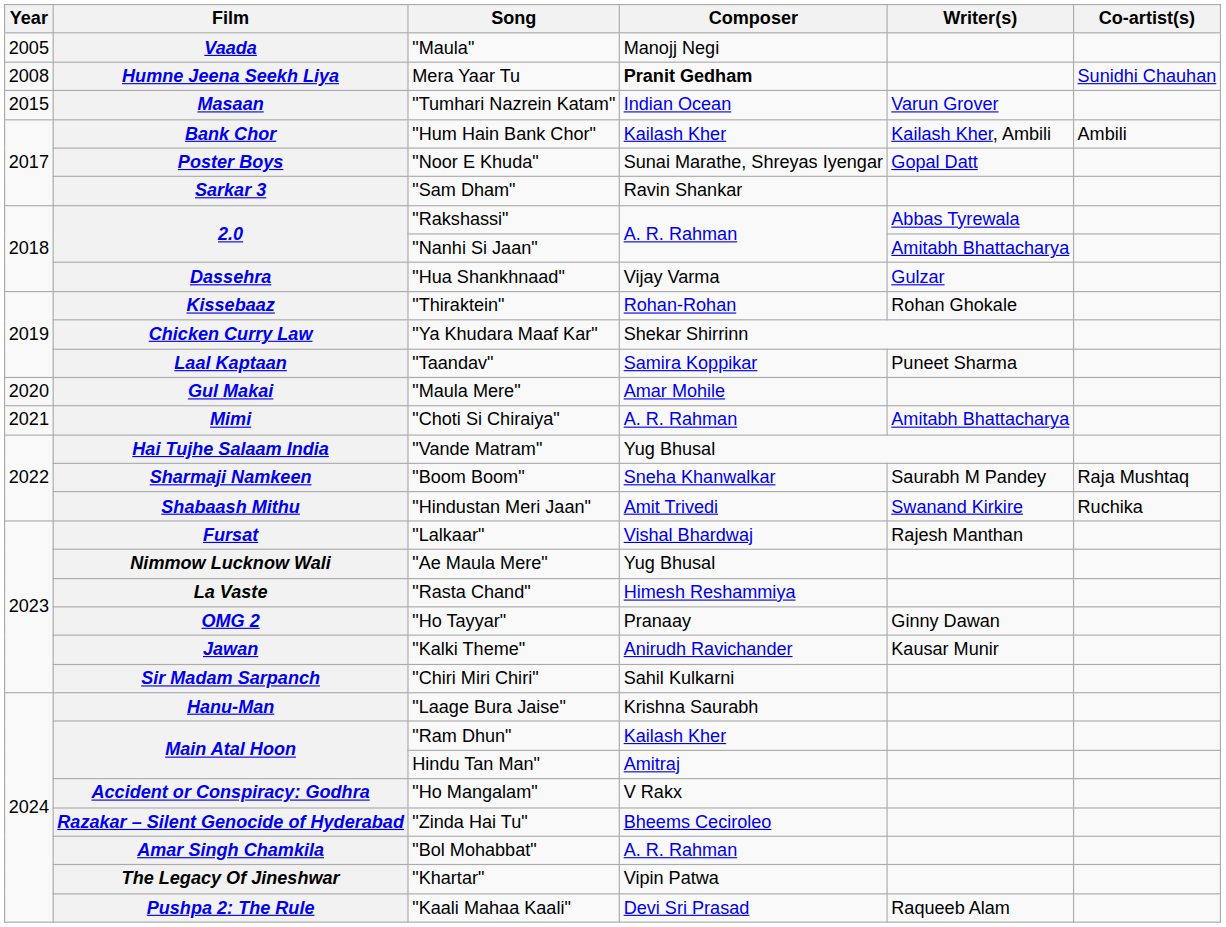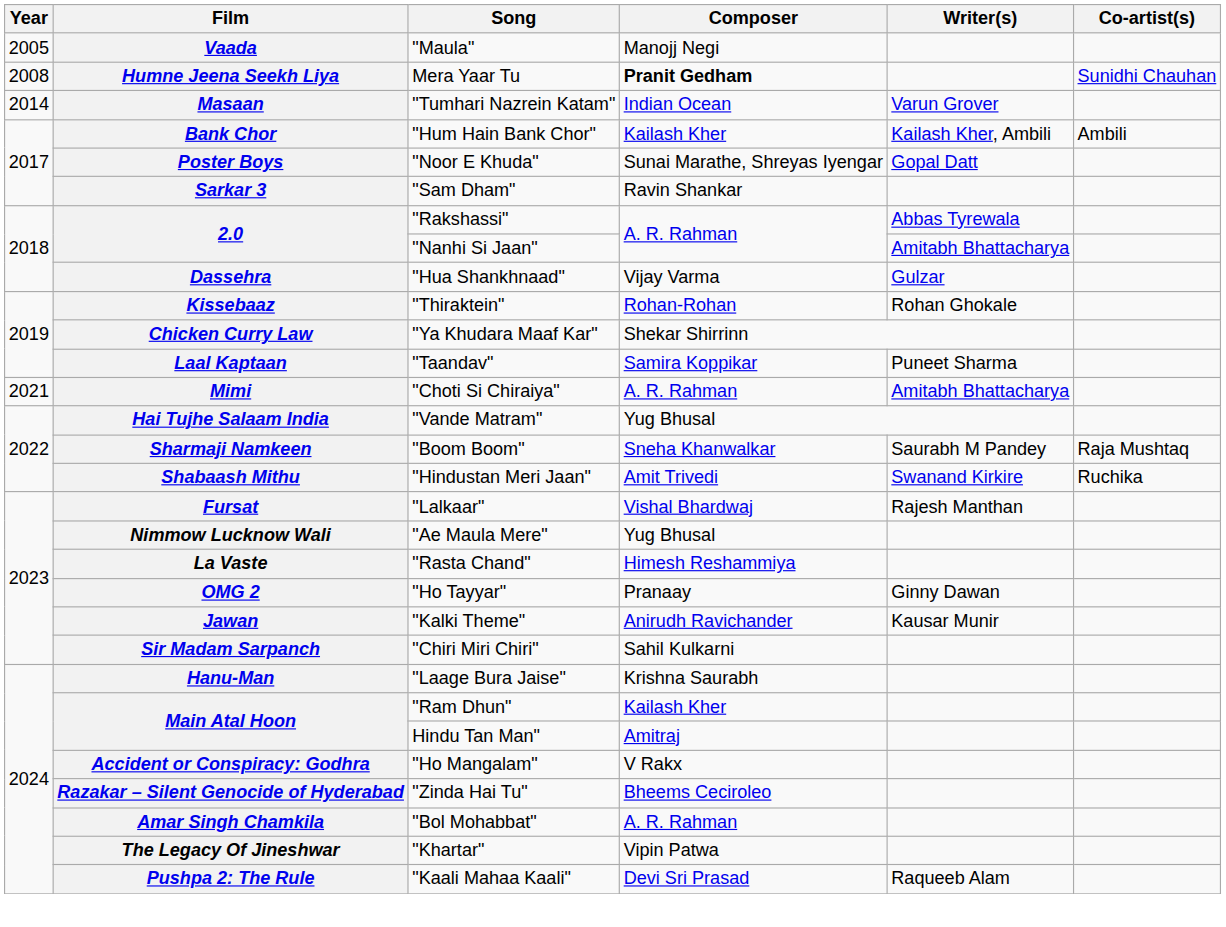(29, 104) 2015 -> (29, 104) 2014
- row: (231, 391)
